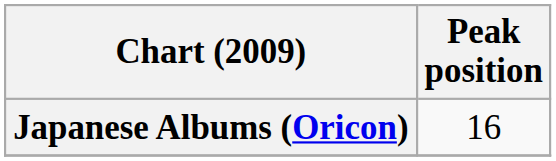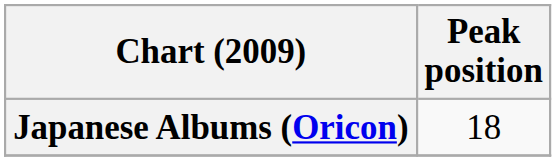(484, 126) 16 -> (484, 126) 18
